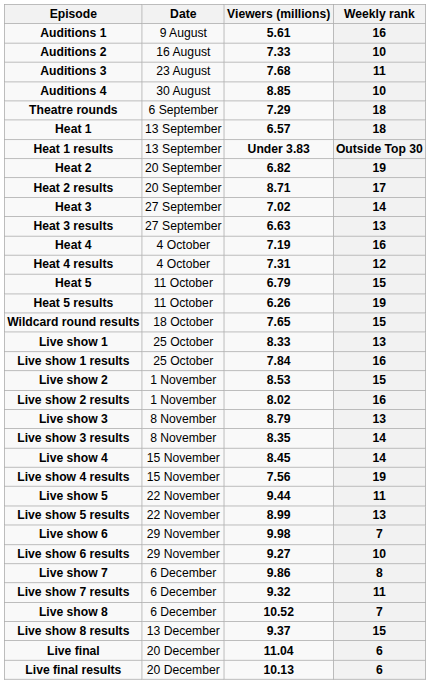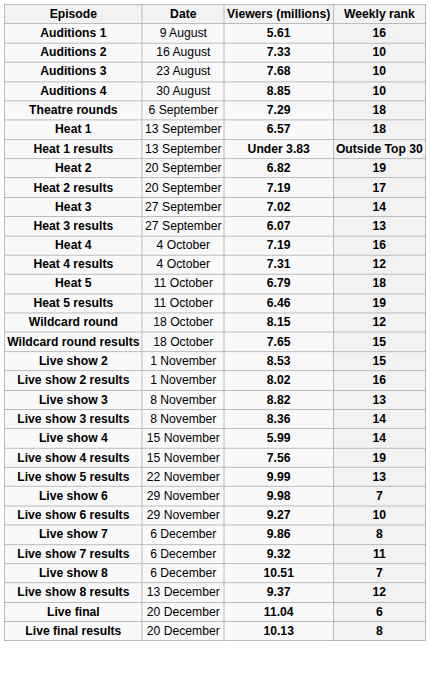(379, 71) 11 -> (379, 71) 10
(279, 187) 8.71 -> (279, 187) 7.19
(279, 226) 6.63 -> (279, 226) 6.07
(379, 284) 15 -> (379, 284) 18
(279, 303) 6.26 -> (279, 303) 6.46
+ row: (73, 322)
- row: (73, 341)
- row: (73, 361)
(279, 419) 8.79 -> (279, 399) 8.82
(279, 438) 8.35 -> (279, 419) 8.36
(279, 457) 8.45 -> (279, 438) 5.99
- row: (73, 496)
(279, 515) 8.99 -> (279, 476) 9.99
(279, 611) 10.52 -> (279, 573) 10.51
(379, 631) 15 -> (379, 592) 12
(379, 669) 6 -> (379, 631) 8
